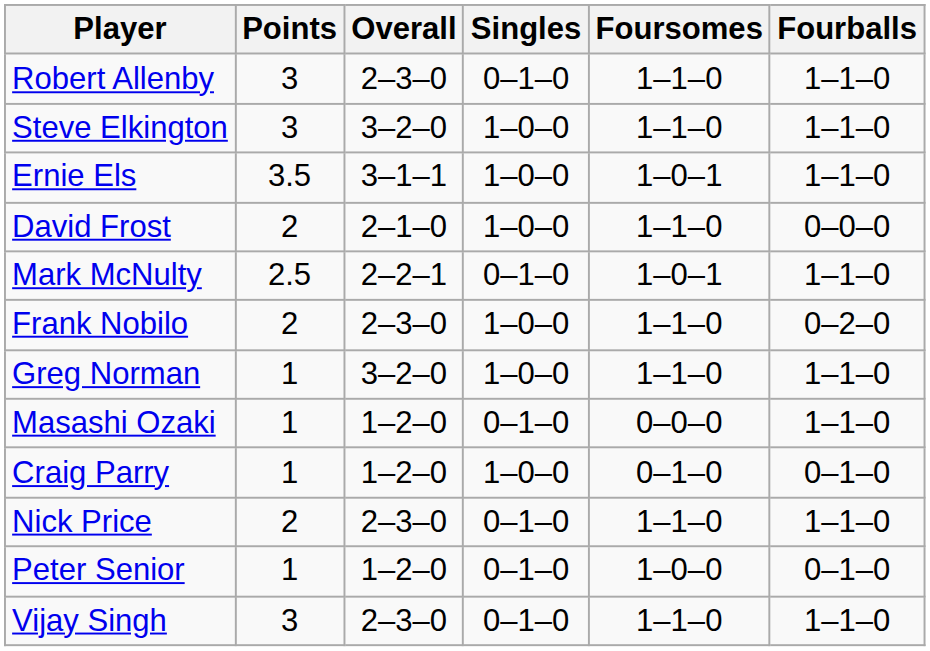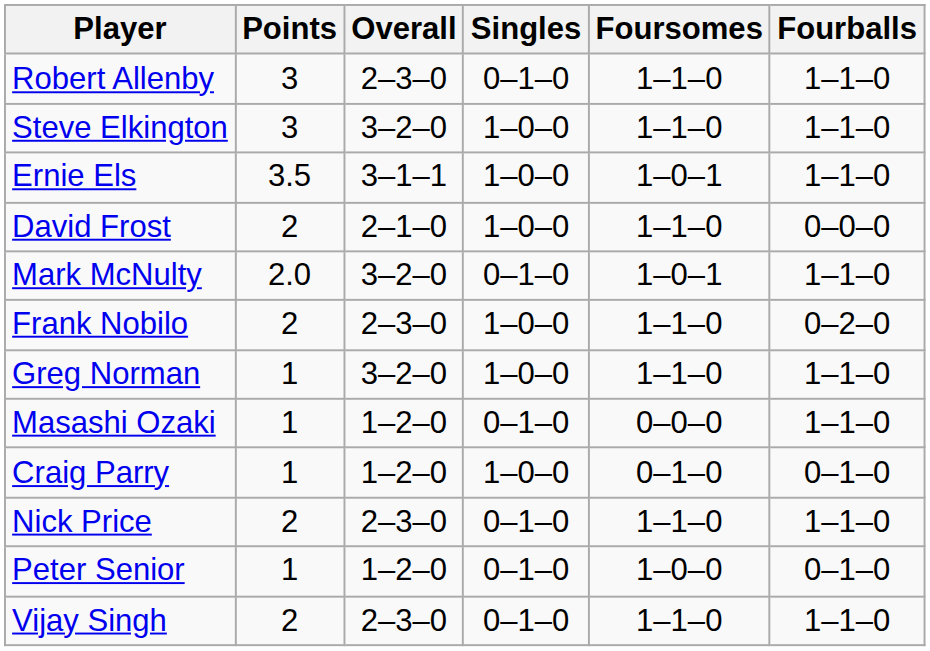(290, 275) 2.5 -> (290, 275) 2.0
(404, 275) 2–2–1 -> (404, 275) 3–2–0
(290, 619) 3 -> (290, 619) 2
